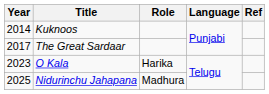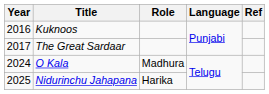(19, 30) 2014 -> (19, 30) 2016
(19, 64) 2023 -> (19, 64) 2024
(157, 64) Harika -> (163, 64) Madhura
(163, 81) Madhura -> (157, 81) Harika
